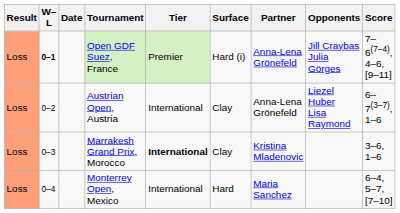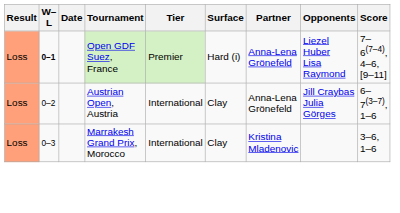(334, 57) Jill Craybas Julia Görges -> (324, 57) Liezel Huber Lisa Raymond
(329, 107) Liezel Huber Lisa Raymond -> (329, 103) Jill Craybas Julia Görges
(178, 151) bold -> (175, 143) normal
- row: (109, 189)
